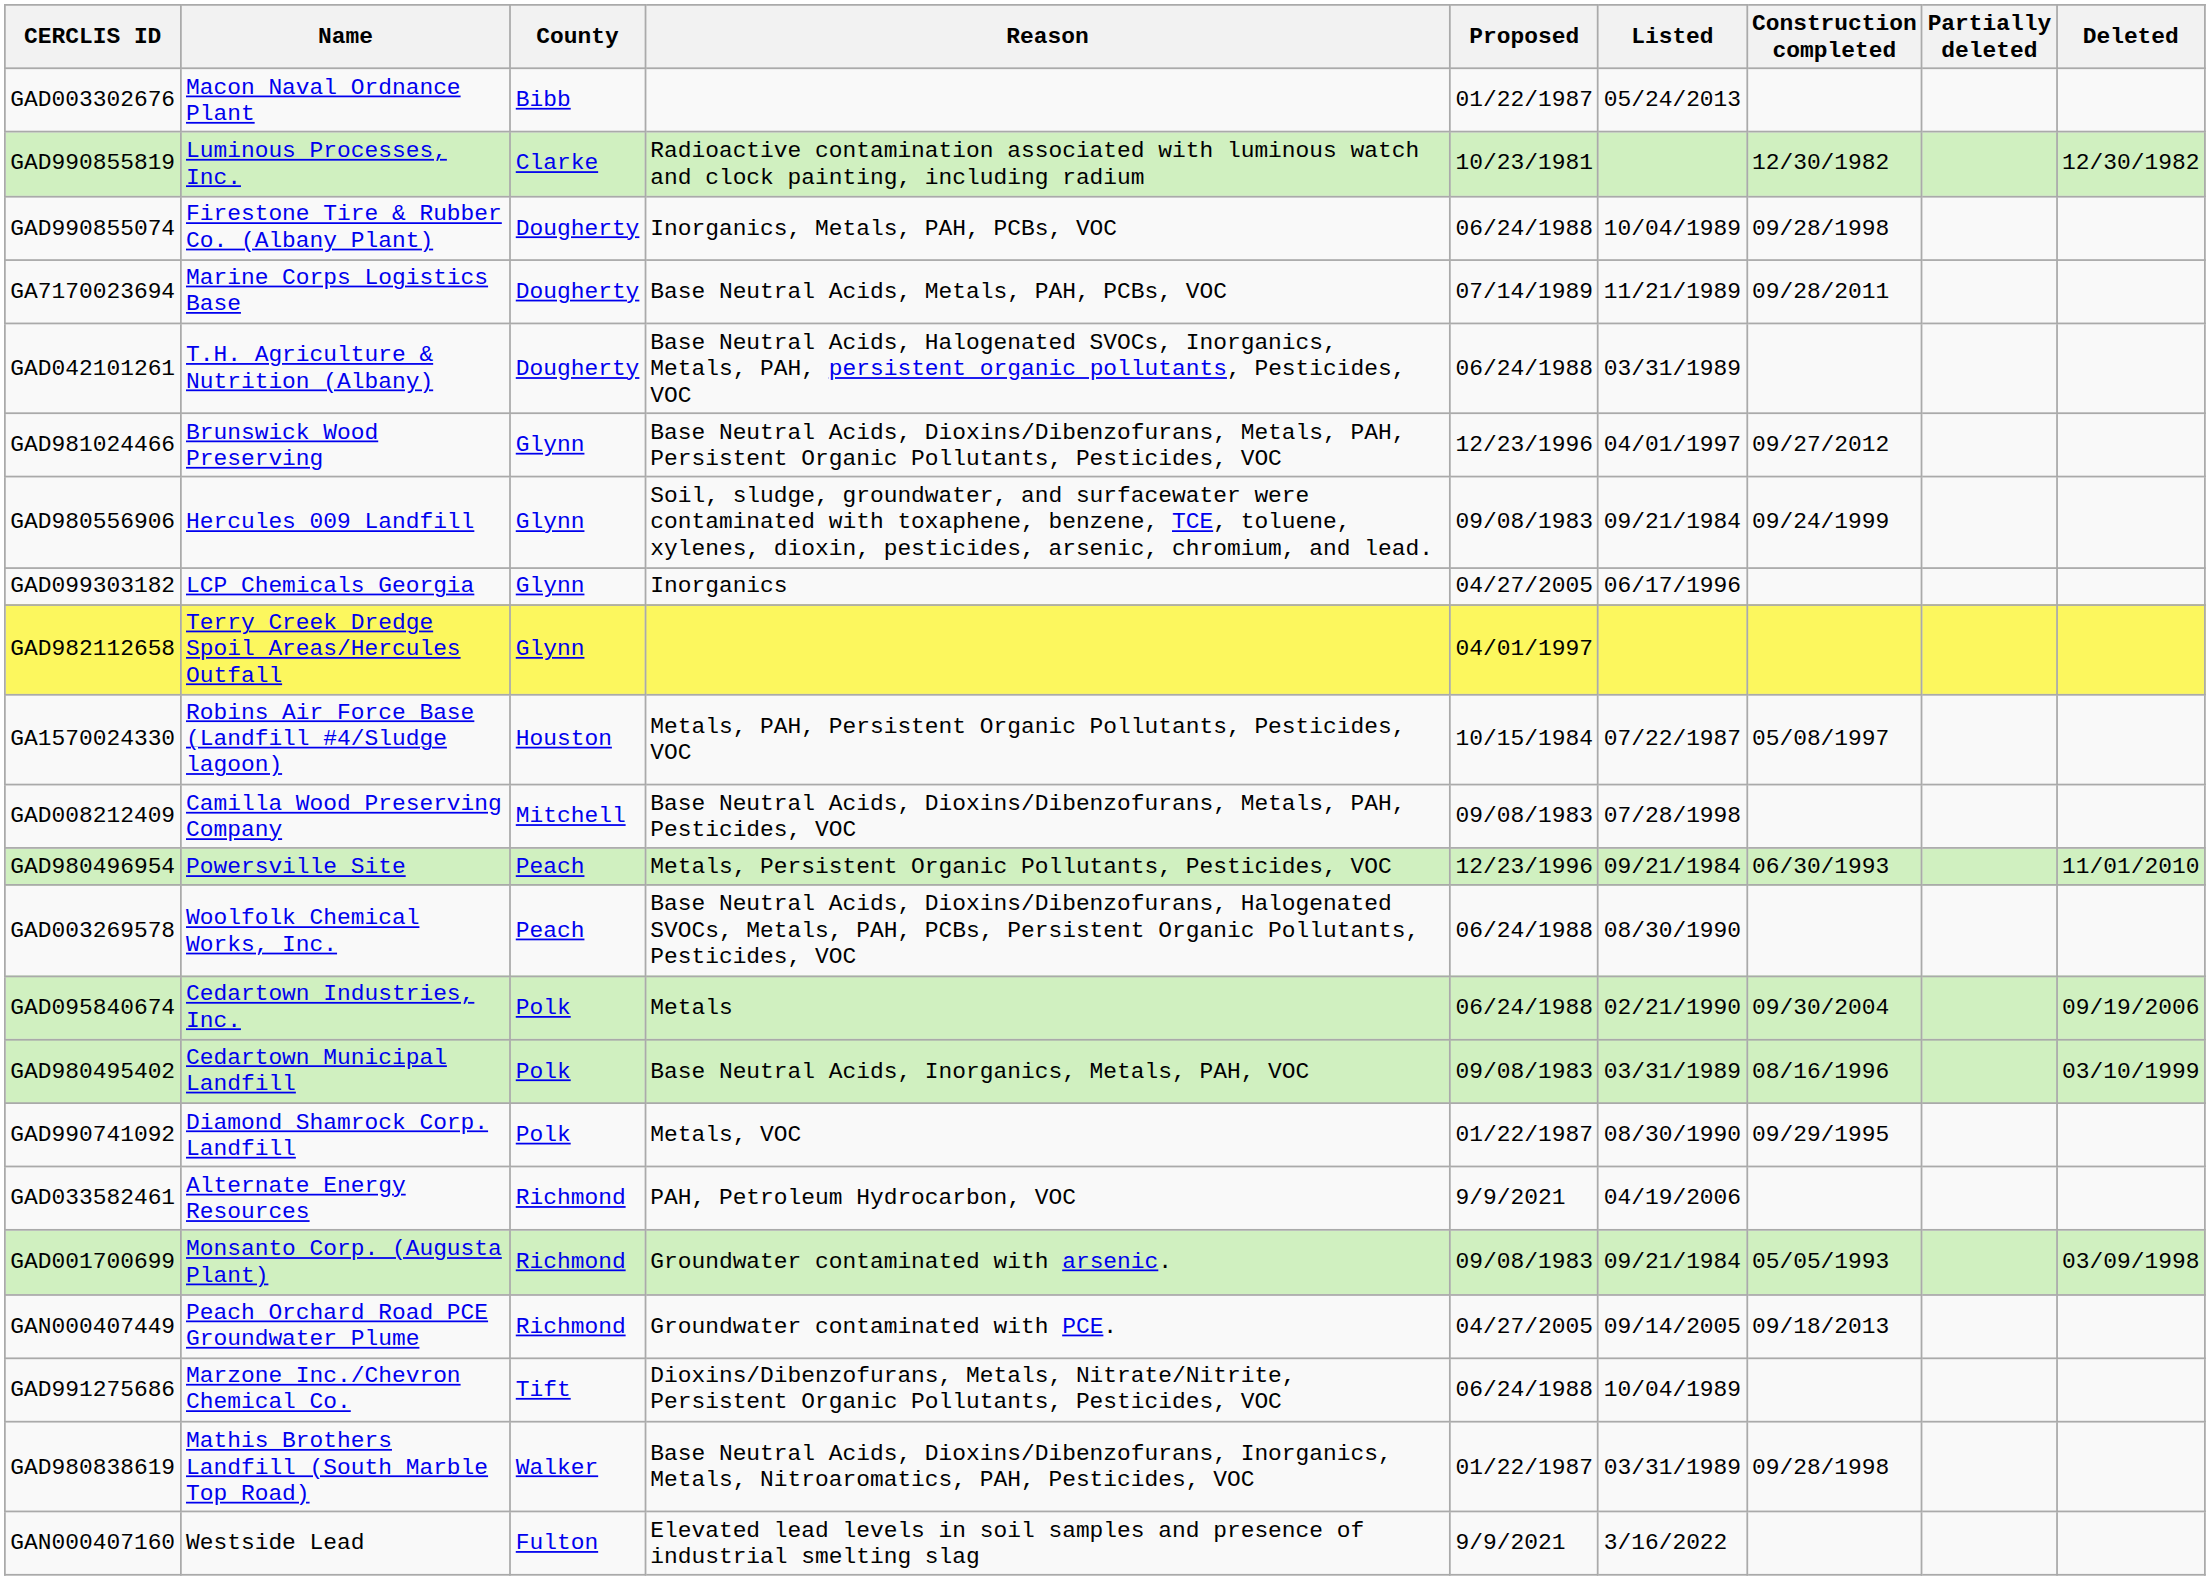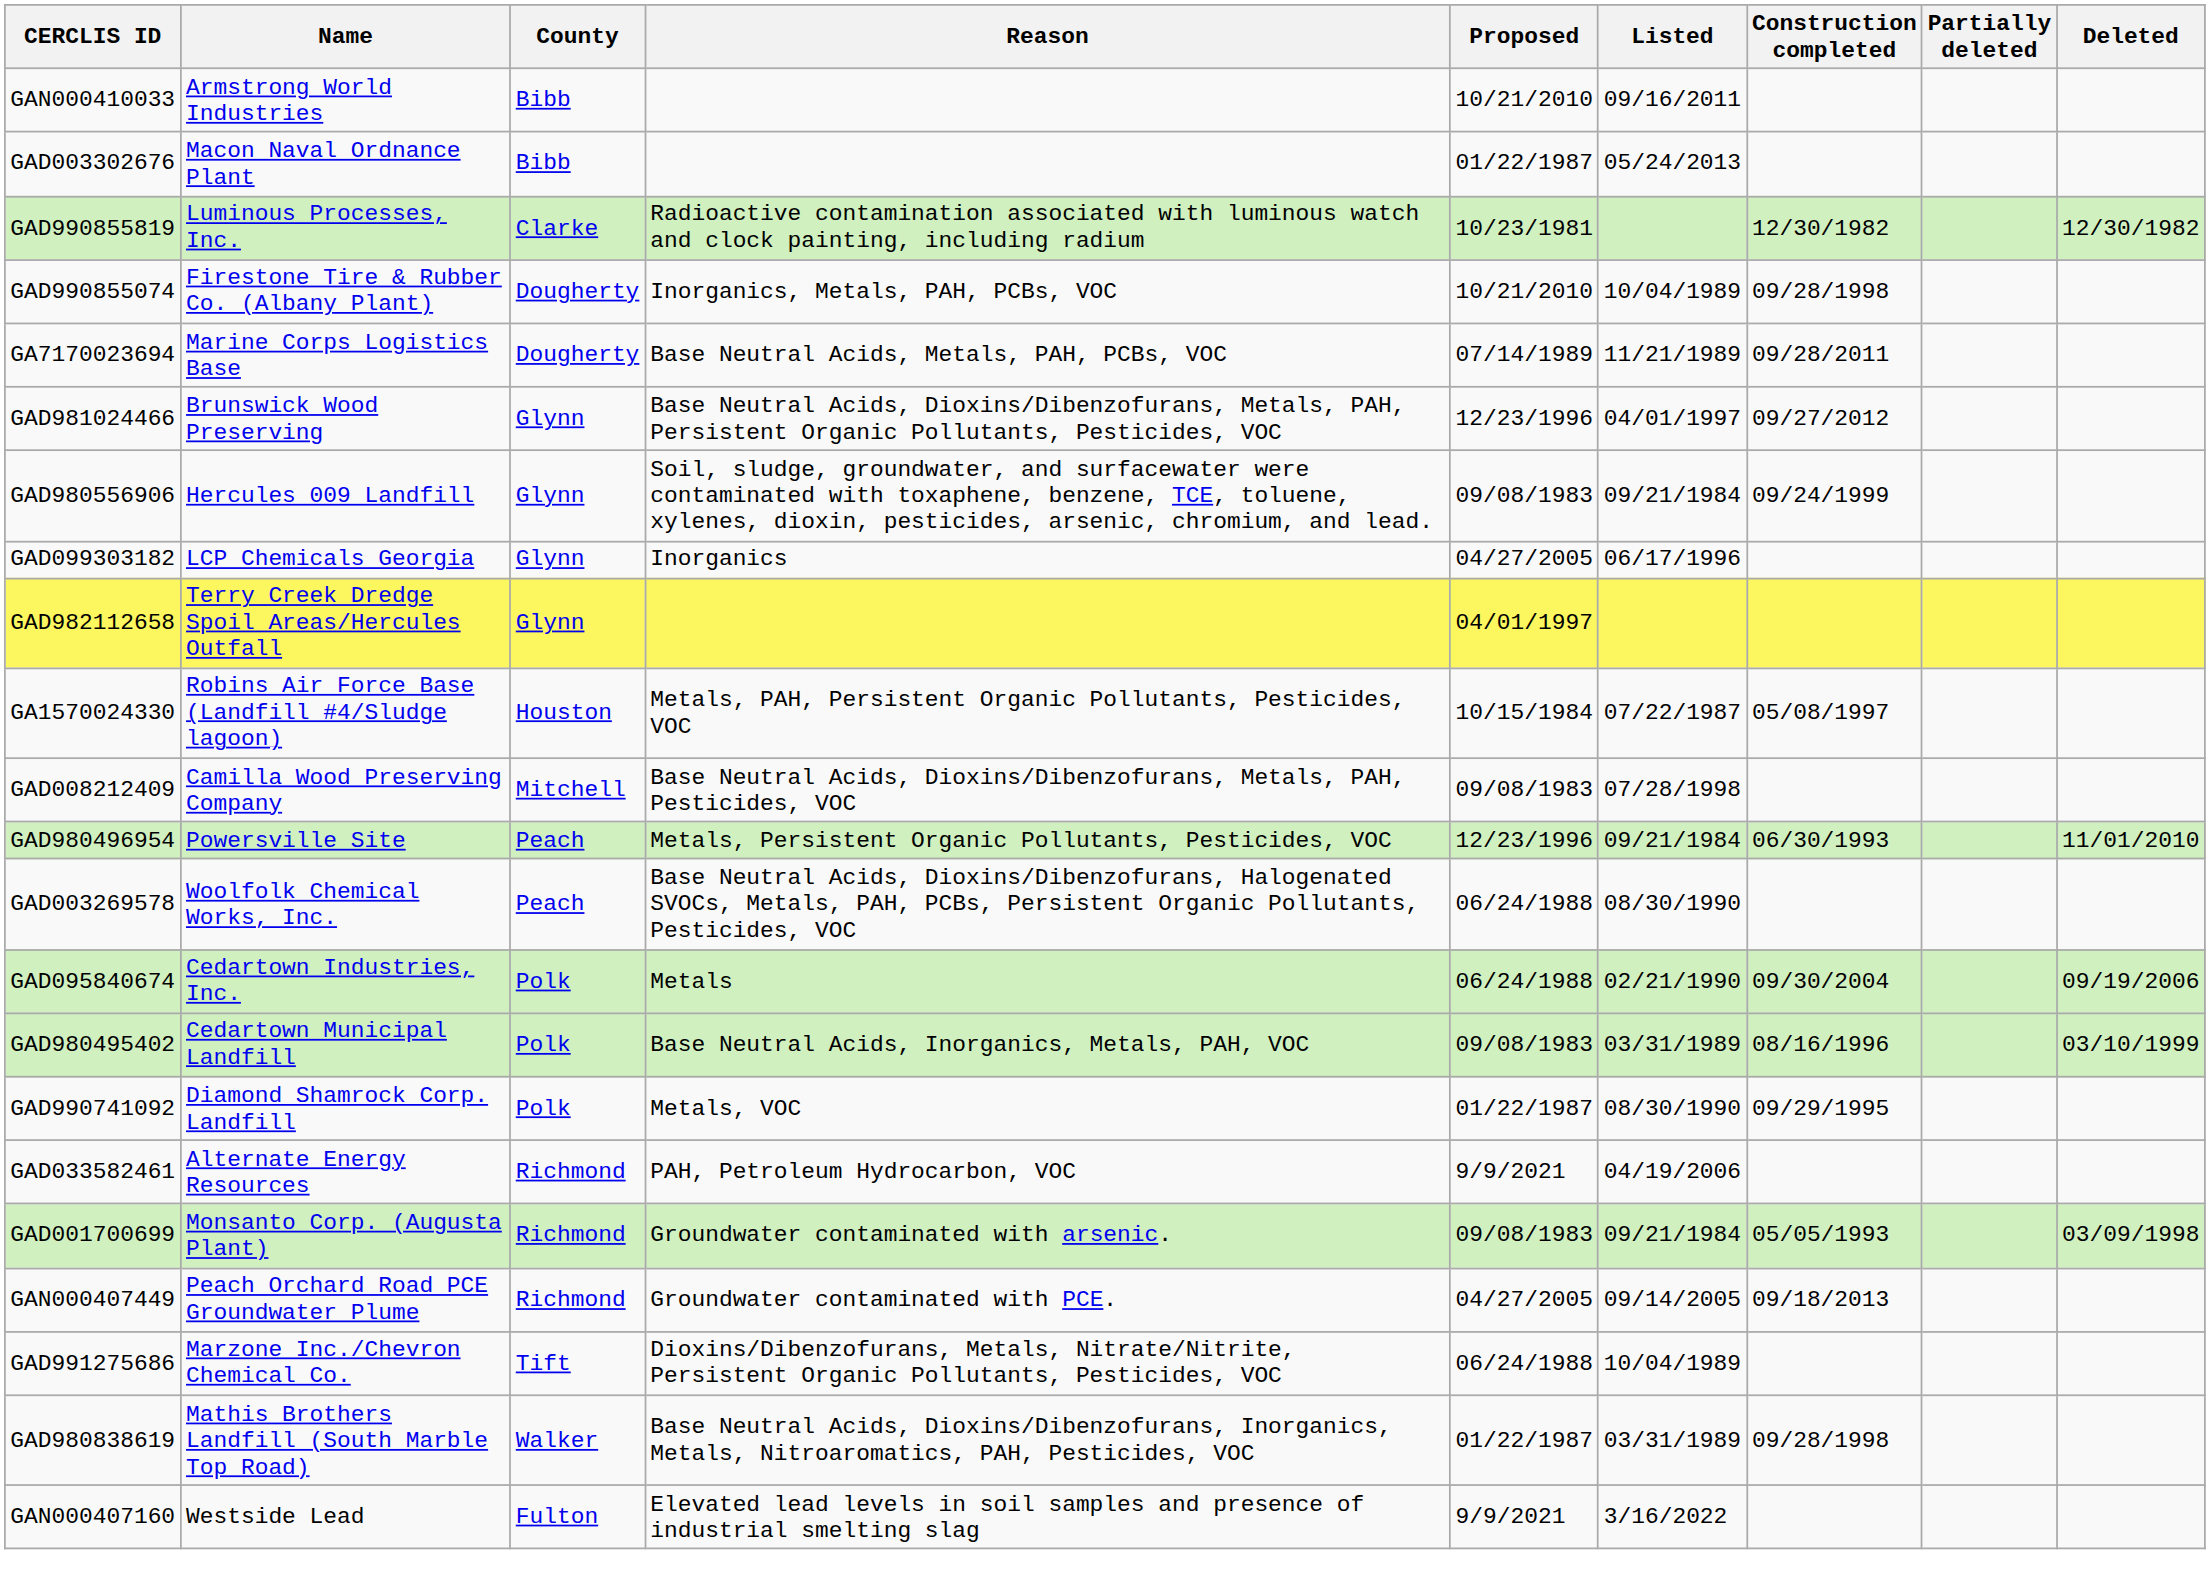+ row: (93, 100)
(1524, 228) 06/24/1988 -> (1524, 291) 10/21/2010
- row: (93, 368)
